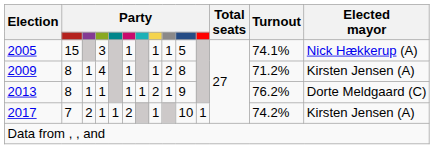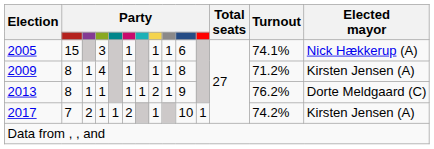(182, 50) 5 -> (182, 50) 6
(169, 71) 2 -> (169, 71) 1
